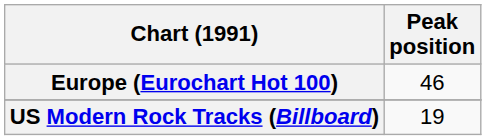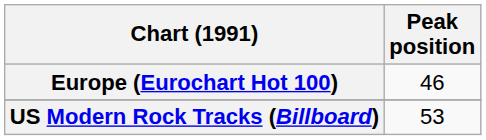(432, 116) 19 -> (432, 116) 53
